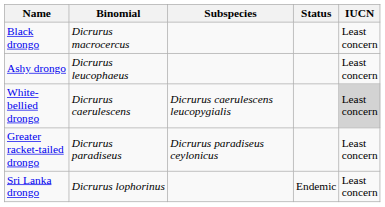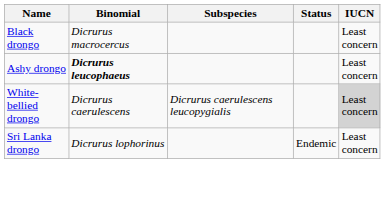(100, 68) normal -> (101, 68) bold
- row: (35, 149)
